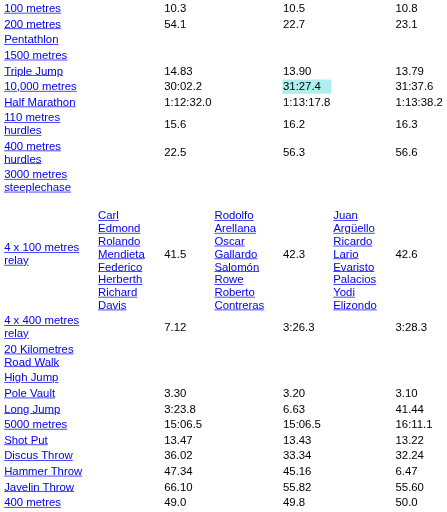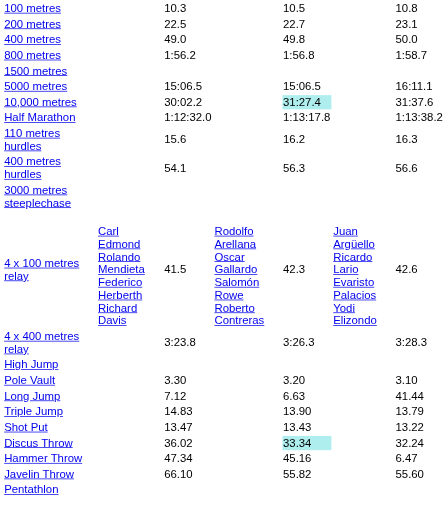(175, 24) 54.1 -> (175, 24) 22.5
rows swapped: (33, 502) <-> (31, 39)
+ row: (33, 55)
rows swapped: (36, 424) <-> (34, 71)
(175, 152) 22.5 -> (175, 168) 54.1
(175, 327) 7.12 -> (180, 343) 3:23.8
- row: (39, 355)
(180, 409) 3:23.8 -> (175, 396) 7.12
(297, 455) no background -> (297, 443) paleturquoise background
